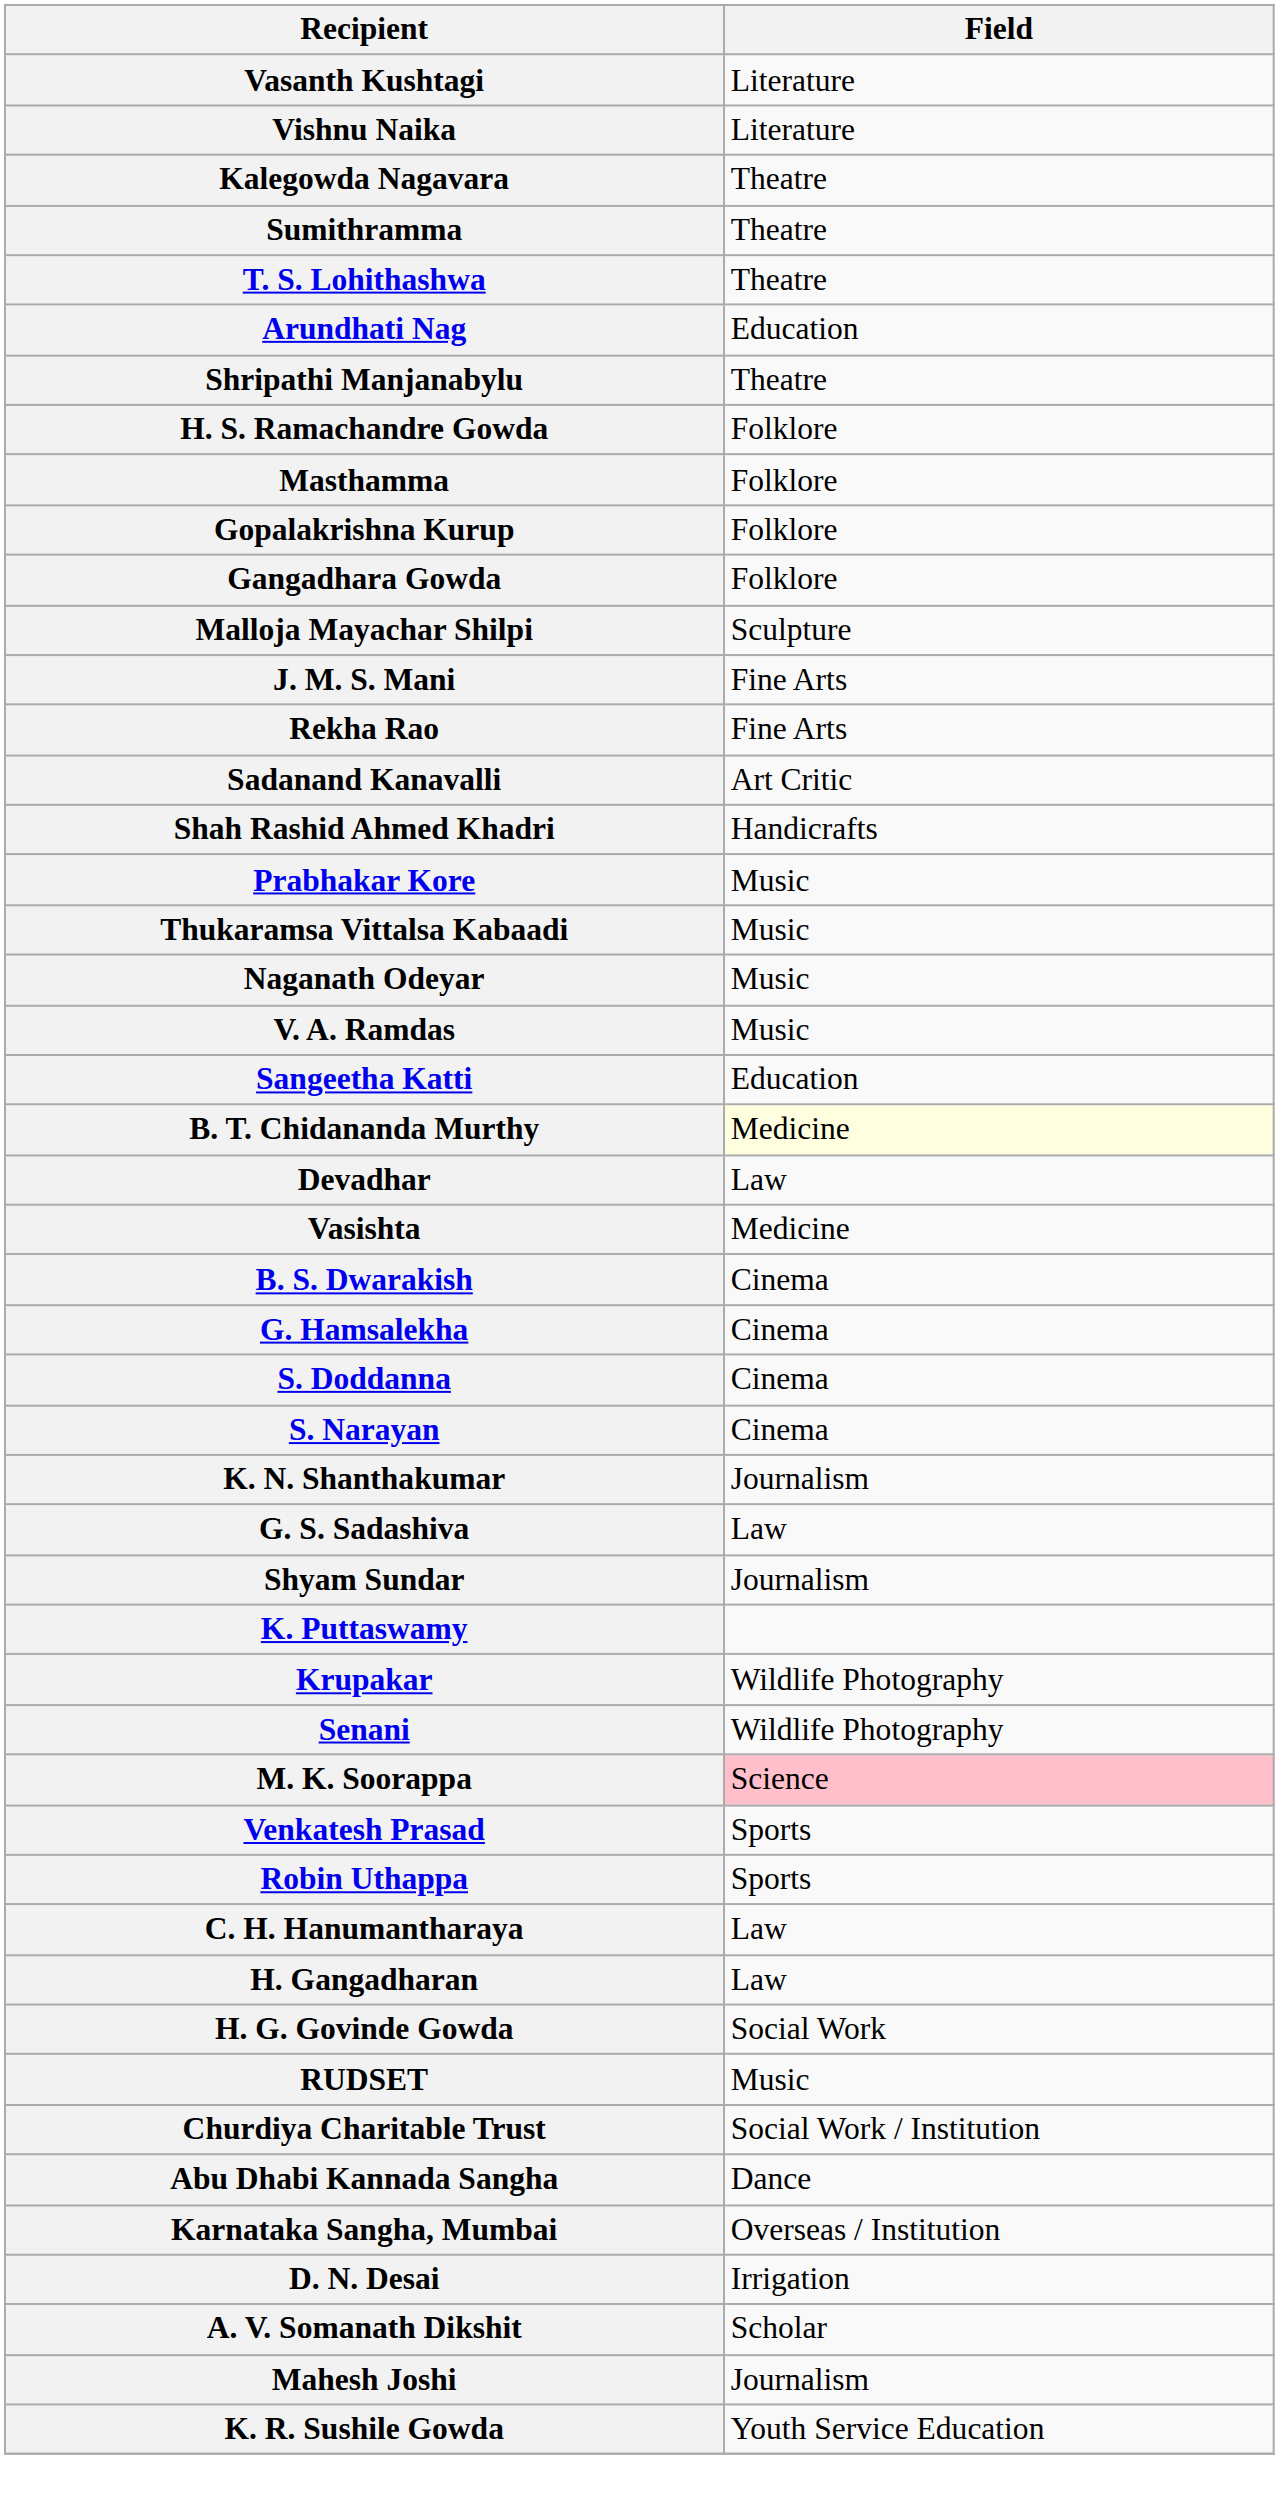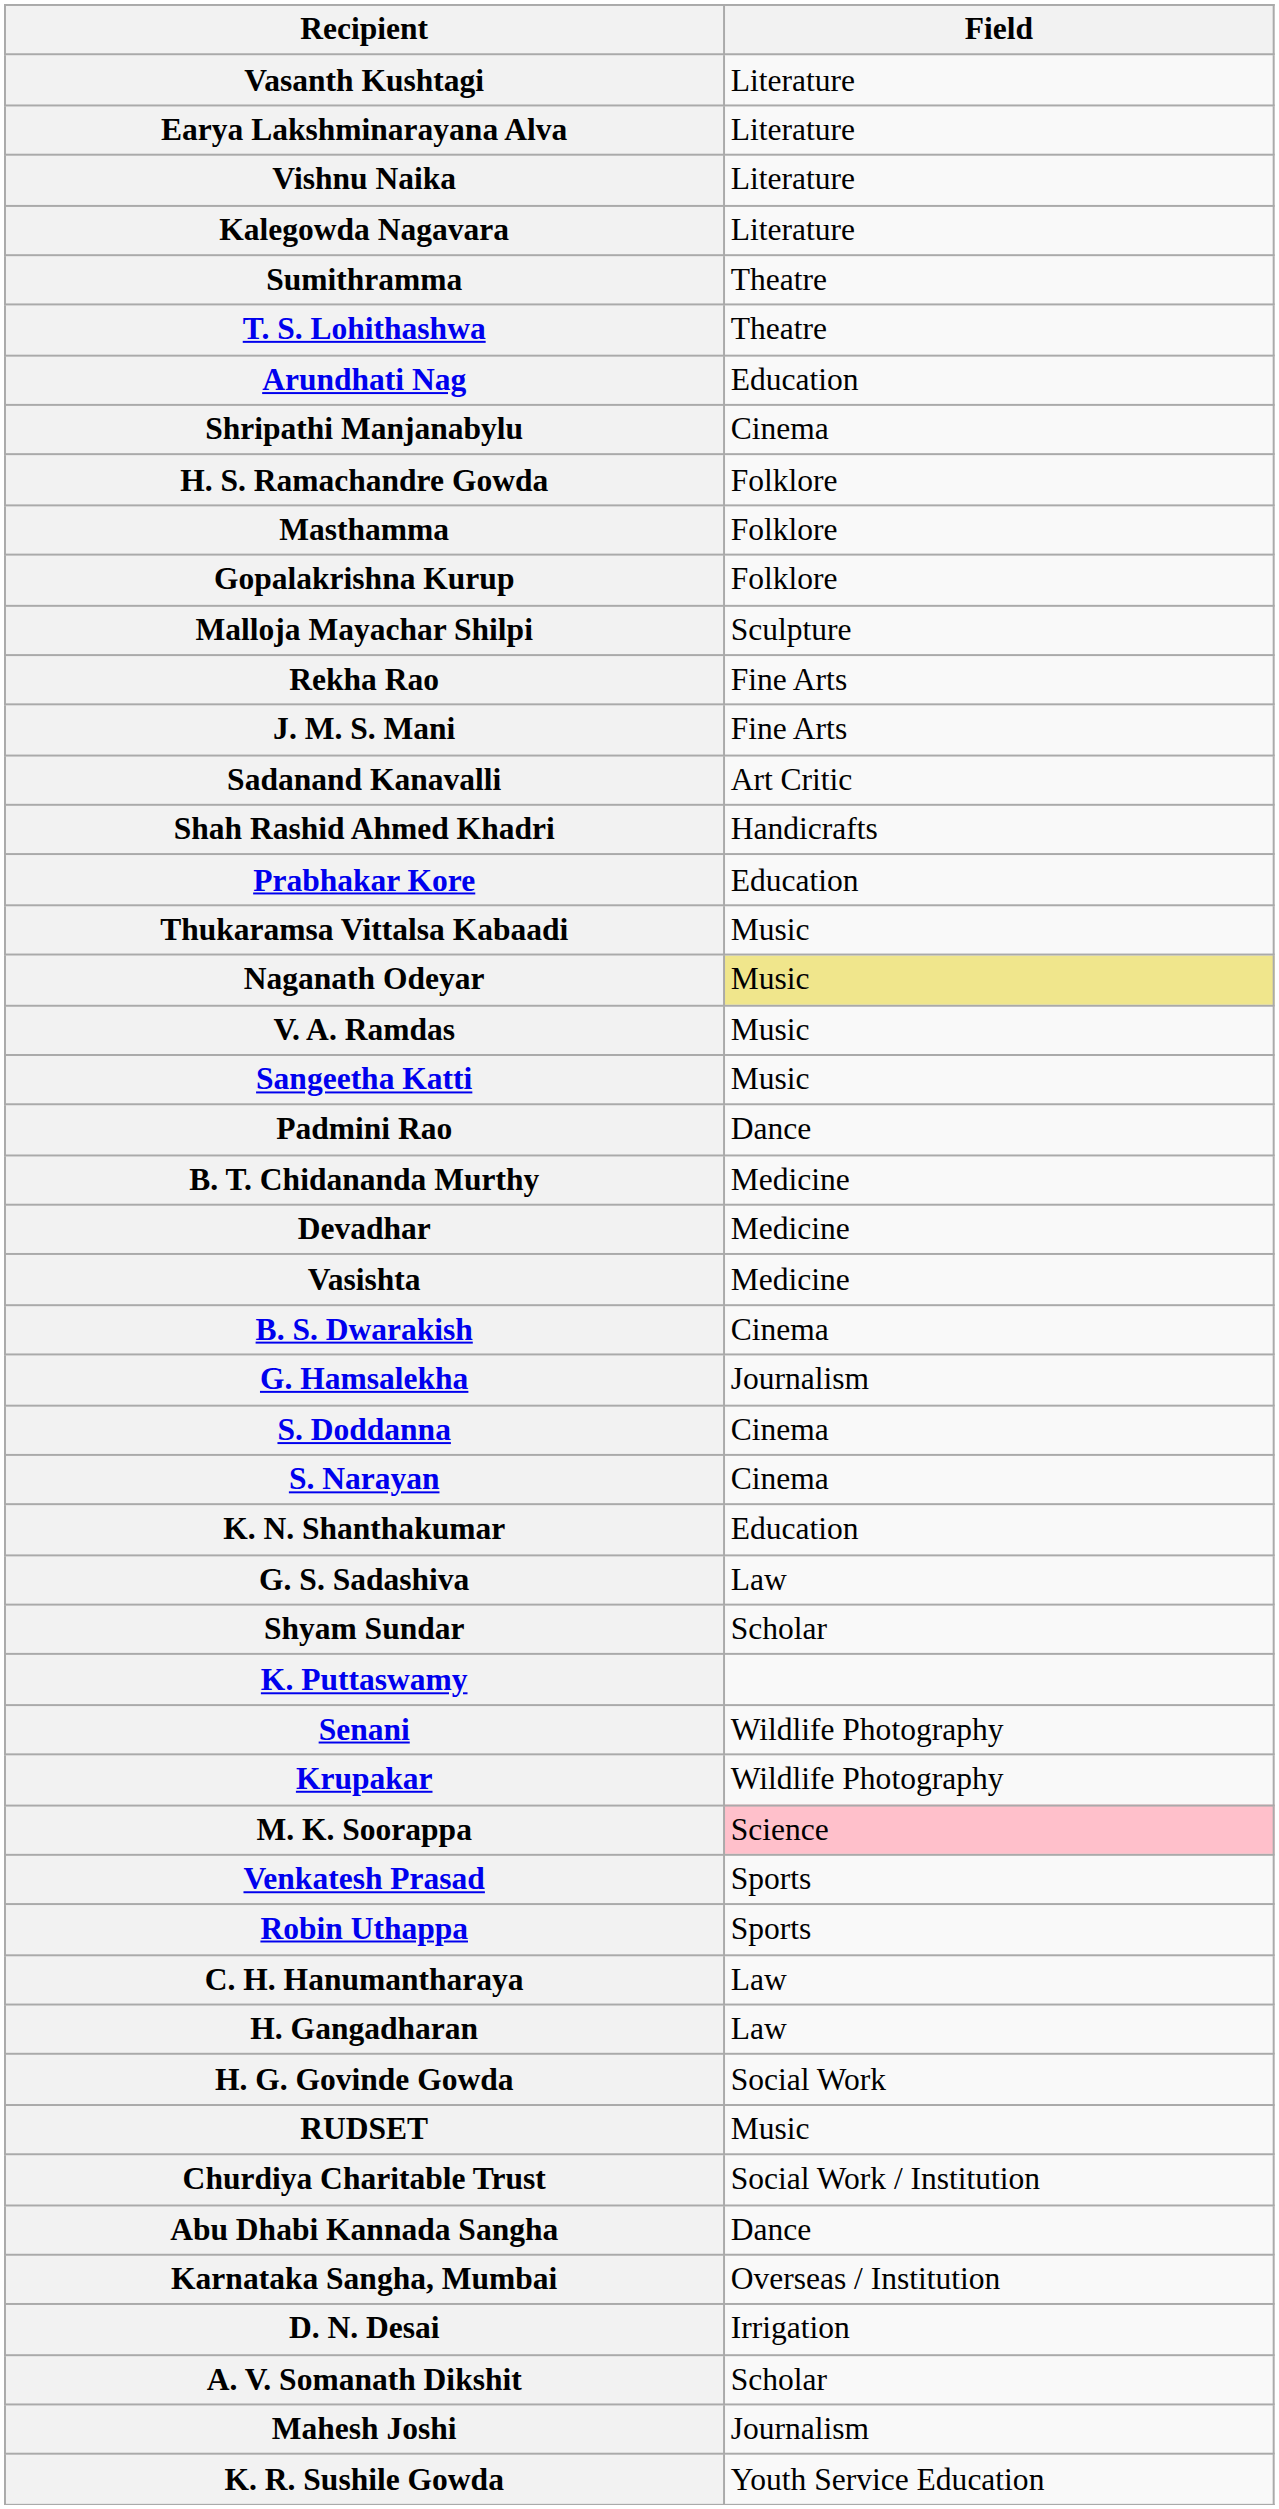+ row: (364, 129)
(779, 179) Theatre -> (793, 229) Literature
(779, 379) Theatre -> (780, 429) Cinema
- row: (364, 579)
rows swapped: (364, 729) <-> (364, 679)
(770, 879) Music -> (795, 879) Education
(770, 979) no background -> (770, 979) khaki background
(795, 1079) Education -> (770, 1079) Music
+ row: (364, 1129)
(790, 1129) lightyellow background -> (790, 1179) no background
(759, 1179) Law -> (790, 1229) Medicine
(780, 1329) Cinema -> (800, 1379) Journalism
(800, 1479) Journalism -> (795, 1529) Education
(800, 1579) Journalism -> (779, 1629) Scholar
rows swapped: (364, 1679) <-> (364, 1729)
